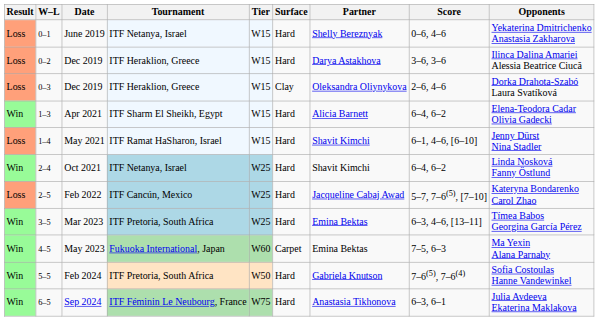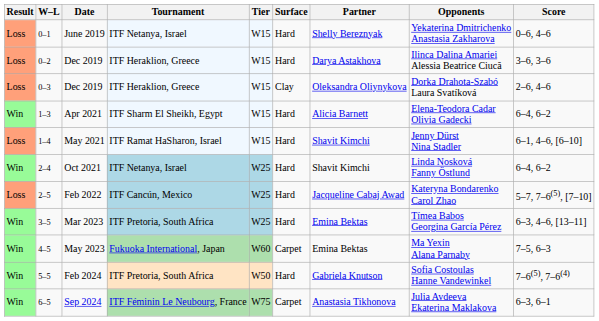columns swapped: (542, 12) <-> (449, 12)
(285, 302) Hard -> (288, 302) Carpet
